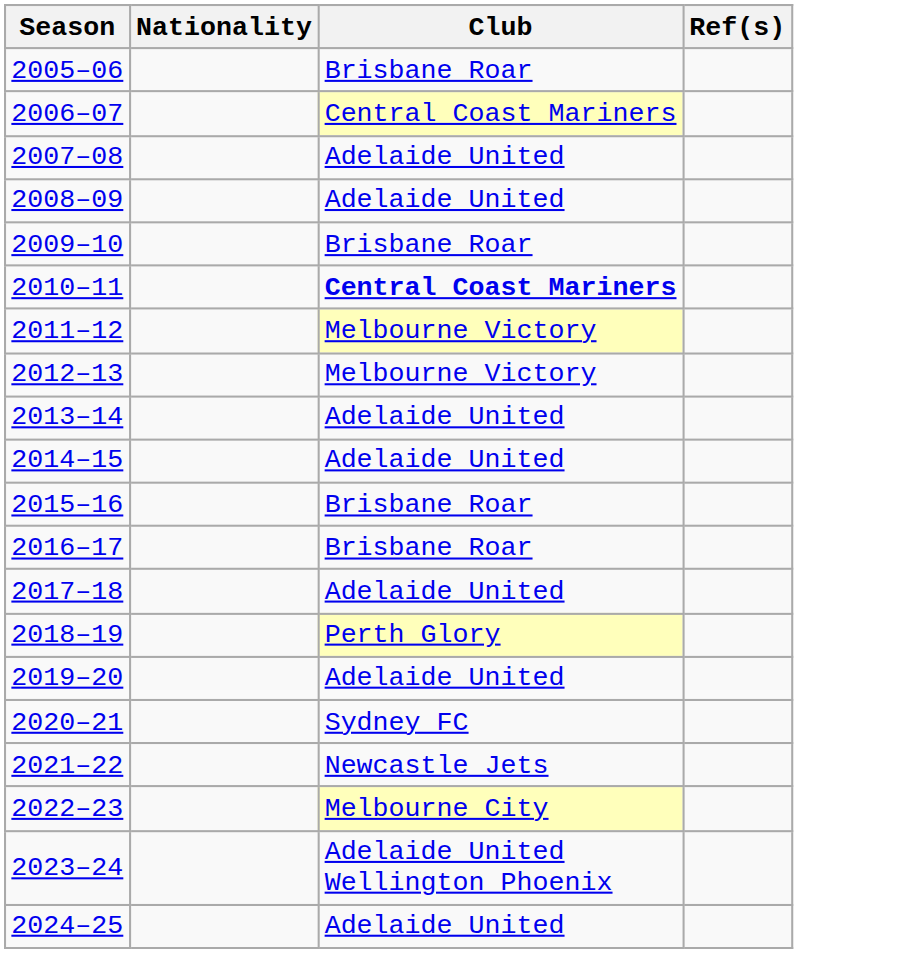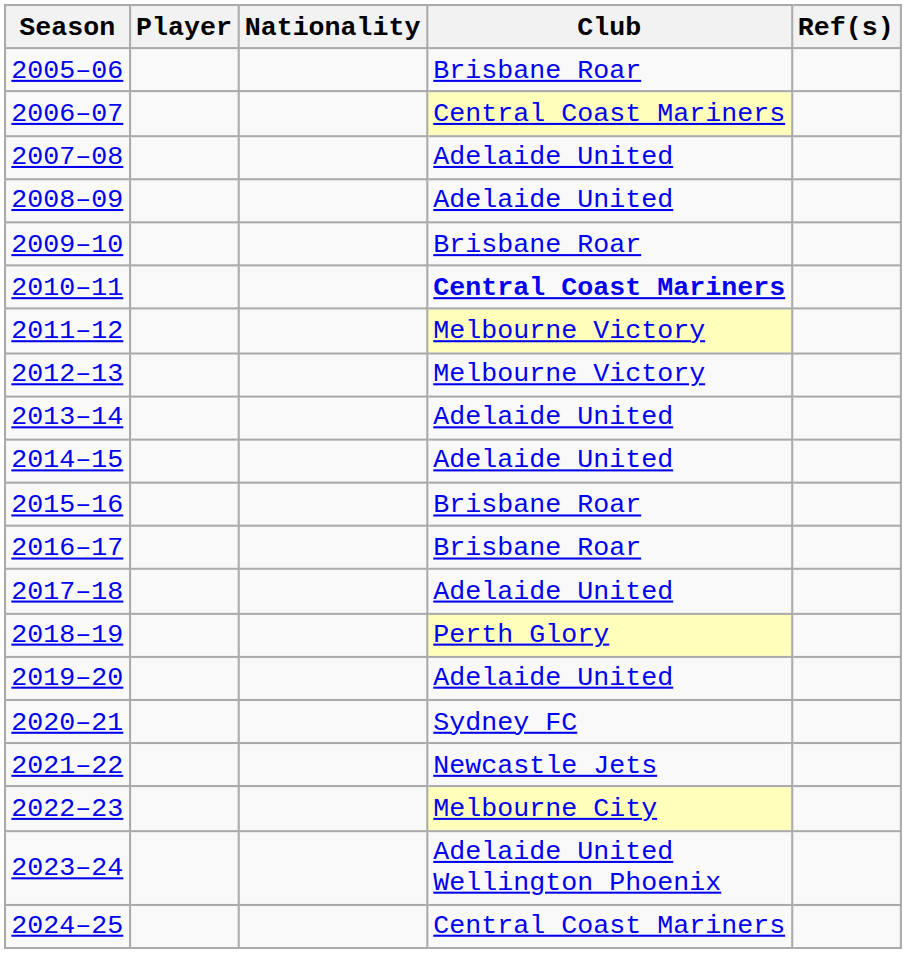+ column: (184, 27)
(445, 926) Adelaide United -> (609, 926) Central Coast Mariners
